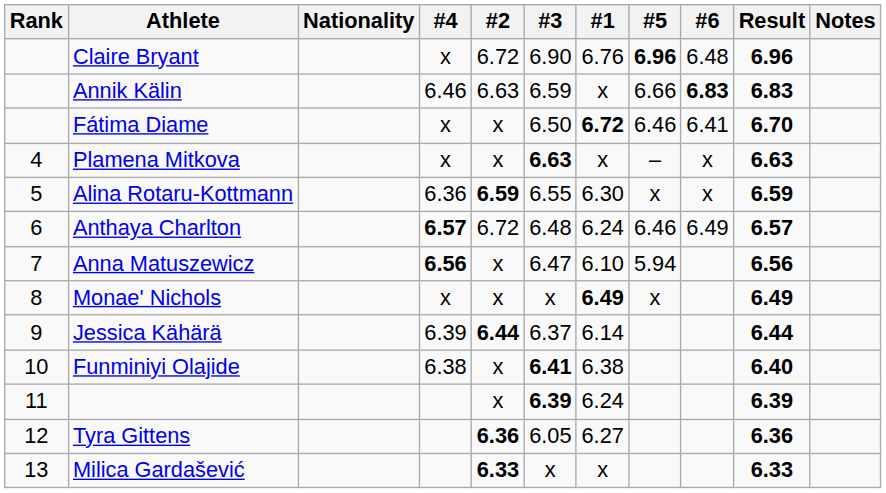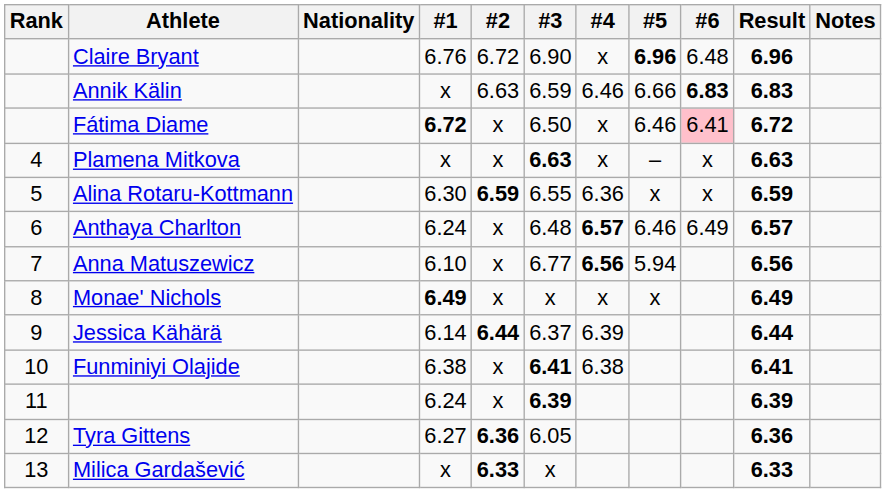columns swapped: (603, 21) <-> (446, 21)
(707, 125) no background -> (707, 125) pink background
(772, 125) 6.70 -> (772, 125) 6.72
(498, 228) 6.72 -> (498, 228) x
(550, 263) 6.47 -> (550, 263) 6.77
(772, 366) 6.40 -> (772, 366) 6.41
